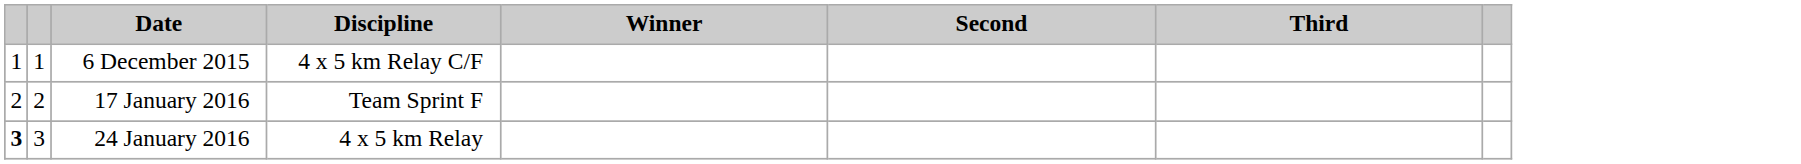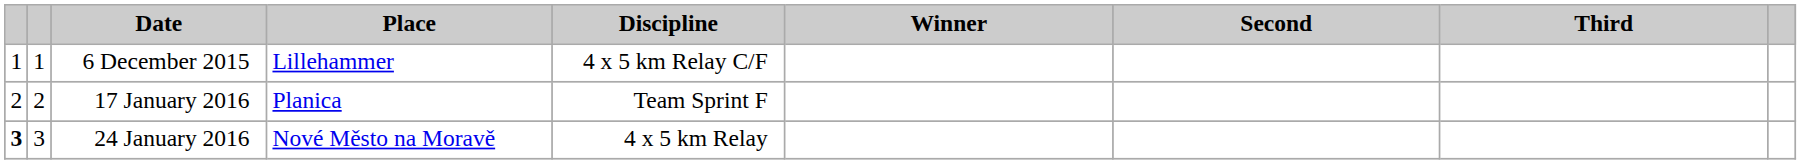+ column: (409, 23)
